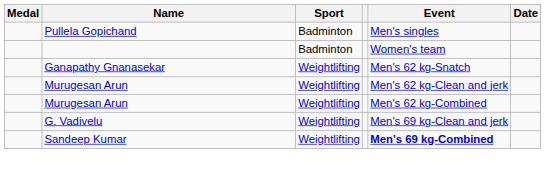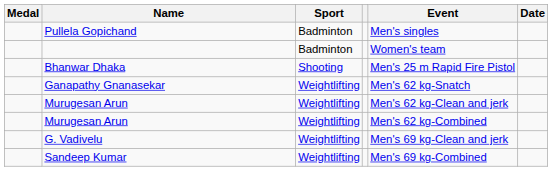+ row: (85, 67)
(432, 139) bold -> (429, 157) normal
